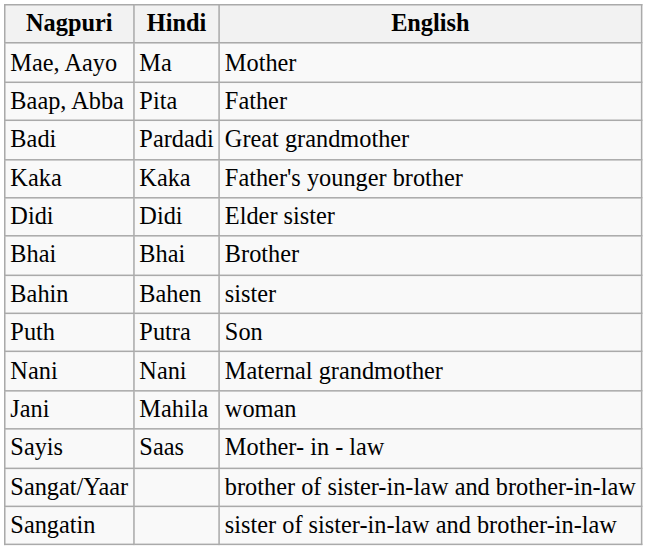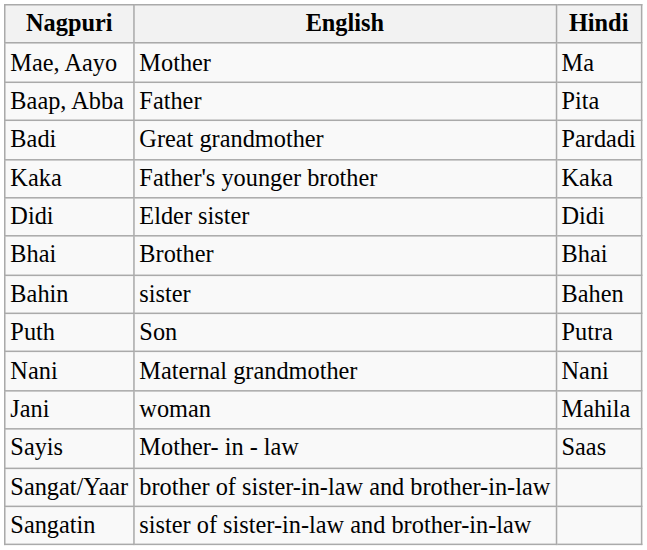columns swapped: (176, 23) <-> (430, 23)
